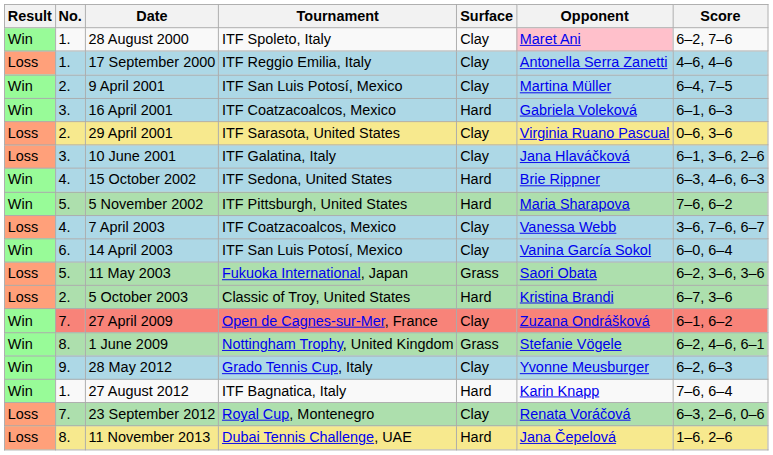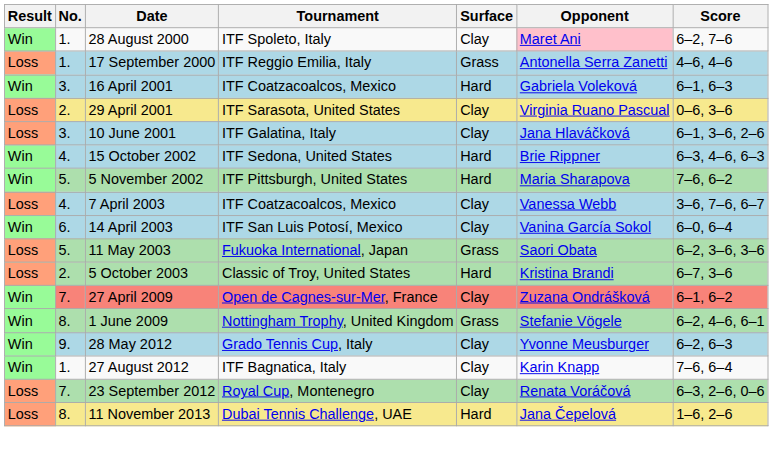(475, 62) Clay -> (479, 62) Grass
- row: (127, 86)
(476, 390) Hard -> (475, 367) Clay
